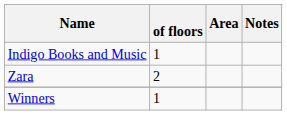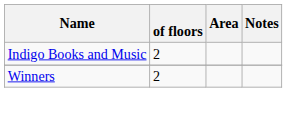(157, 53) 1 -> (157, 53) 2
- row: (21, 76)
(157, 98) 1 -> (157, 76) 2
